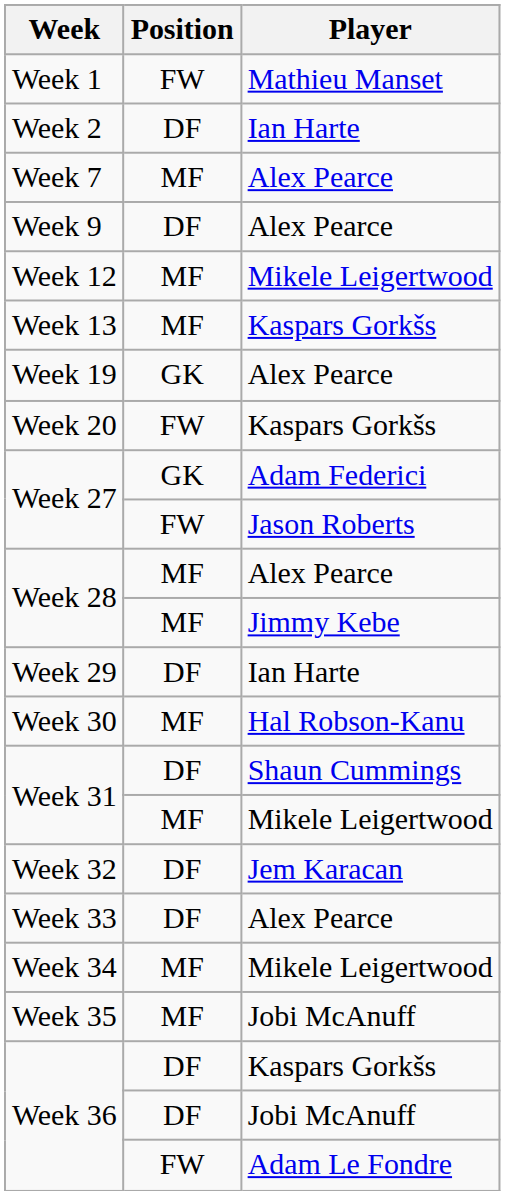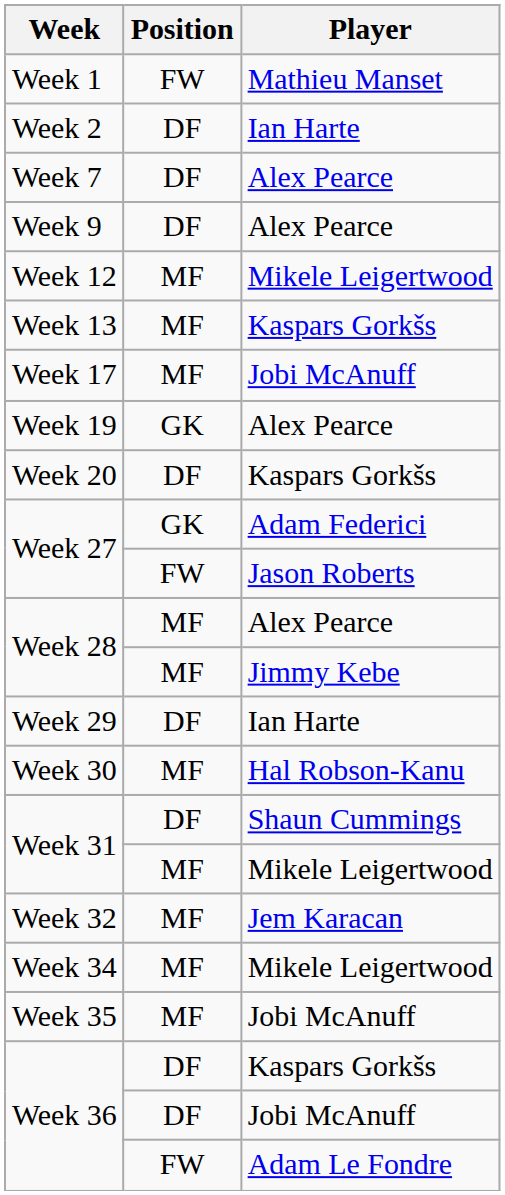(182, 177) MF -> (182, 177) DF
+ row: (64, 374)
(182, 424) FW -> (182, 473) DF
(182, 868) DF -> (182, 918) MF
- row: (64, 918)
